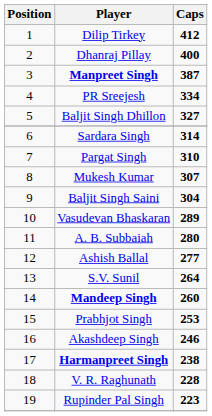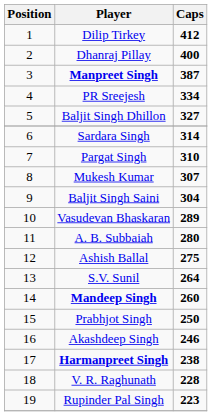(190, 258) 277 -> (190, 258) 275
(190, 319) 253 -> (190, 319) 250
